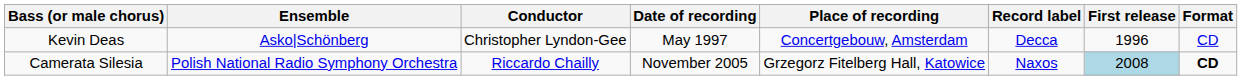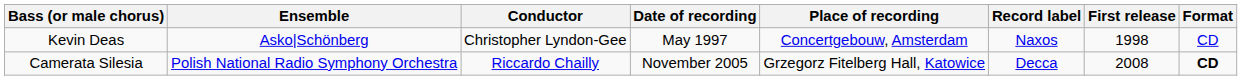(1037, 39) Decca -> (1037, 39) Naxos
(1132, 39) 1996 -> (1132, 39) 1998
(1037, 63) Naxos -> (1037, 63) Decca
(1132, 63) lightblue background -> (1132, 63) no background
